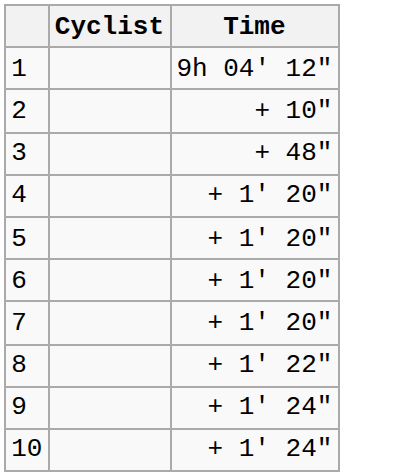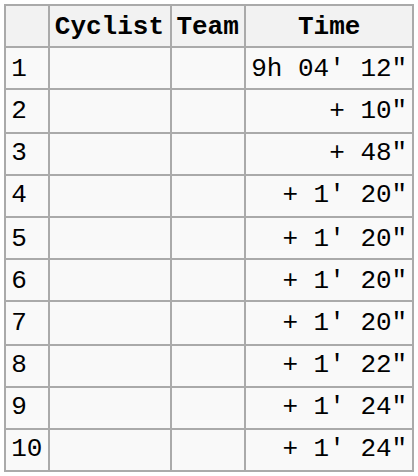+ column: (208, 26)
